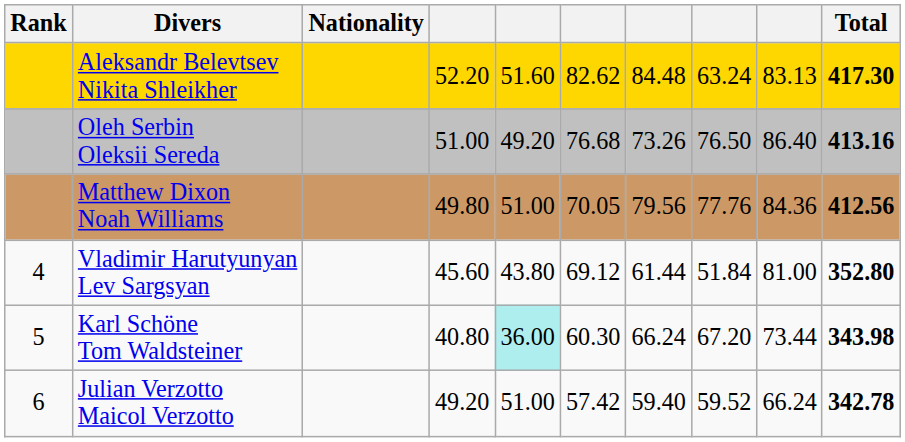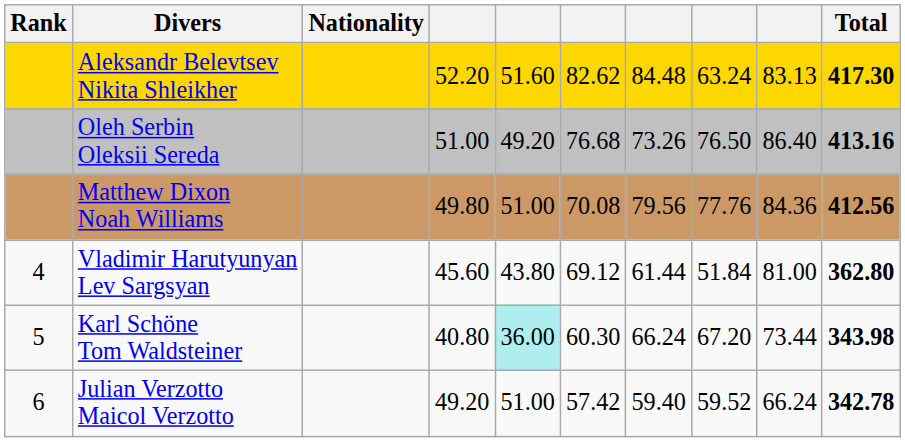(593, 206) 70.05 -> (593, 206) 70.08
(861, 272) 352.80 -> (861, 272) 362.80
